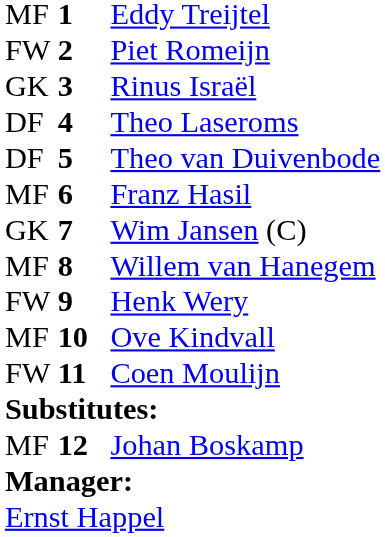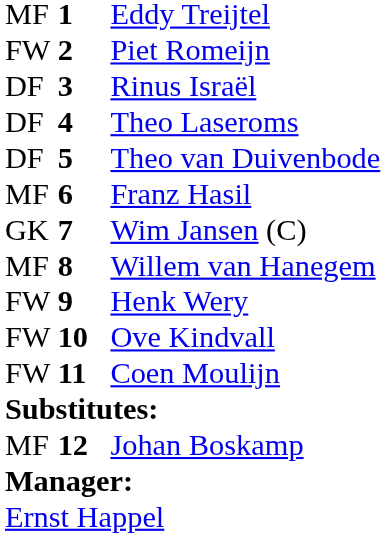(27, 86) GK -> (24, 86) DF
(27, 337) MF -> (28, 337) FW
